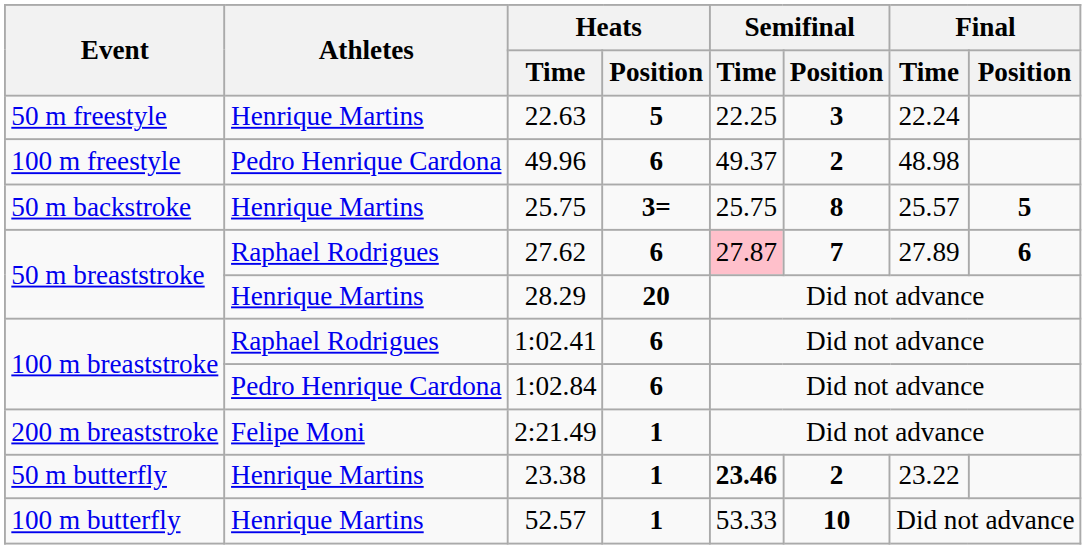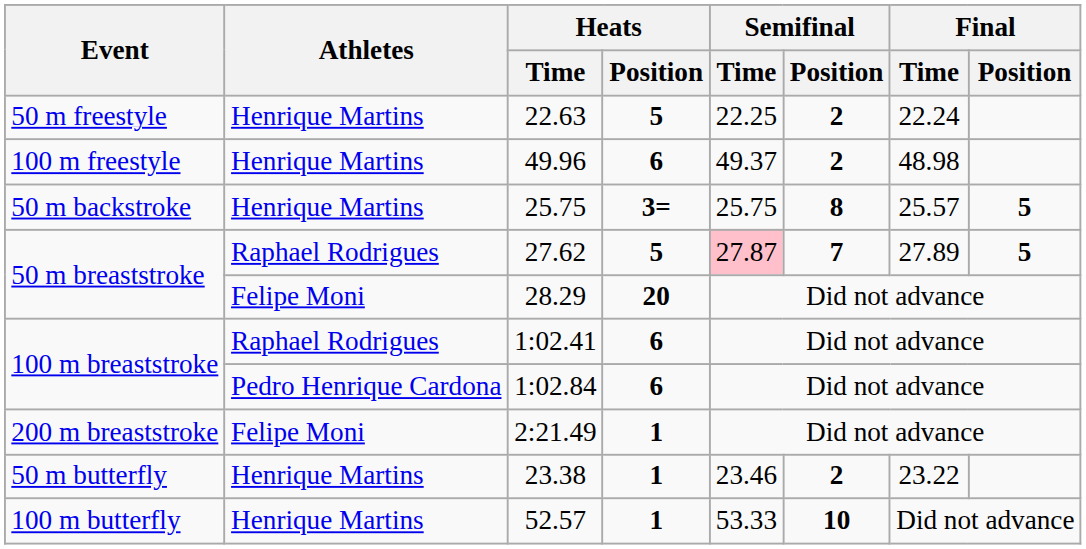(837, 117) 3 -> (837, 117) 2
(366, 161) Pedro Henrique Cardona -> (327, 161) Henrique Martins
(656, 251) 6 -> (656, 251) 5
(1025, 251) 6 -> (1025, 251) 5
(327, 296) Henrique Martins -> (298, 296) Felipe Moni
(746, 476) bold -> (746, 476) normal
